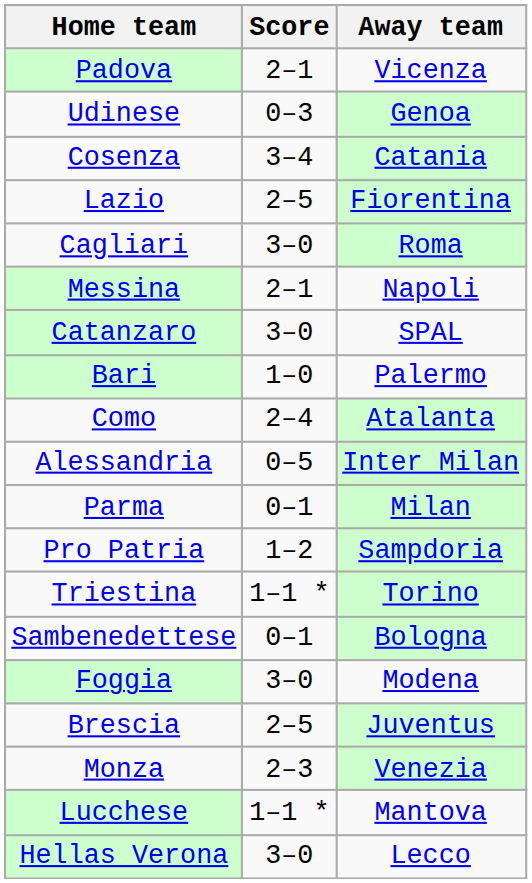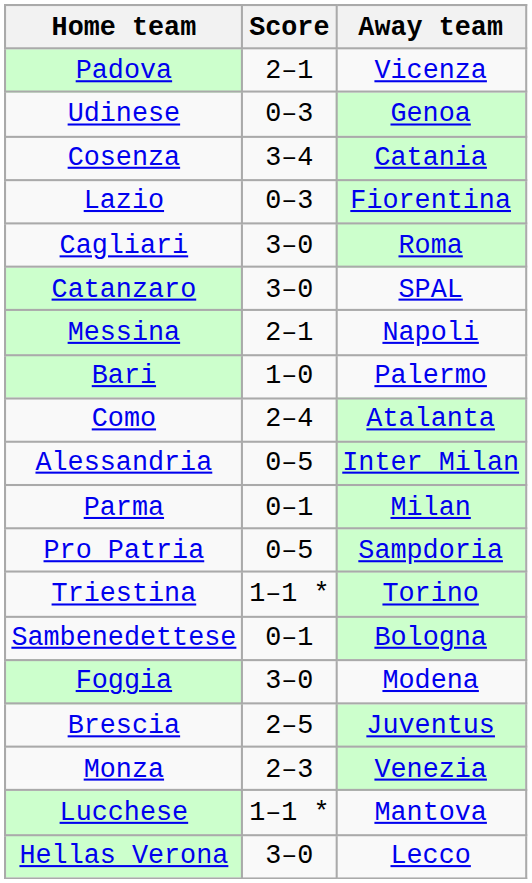(289, 201) 2–5 -> (289, 201) 0–3
rows swapped: (124, 332) <-> (124, 289)
(289, 551) 1–2 -> (289, 551) 0–5
